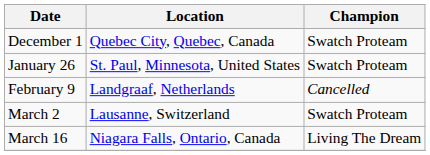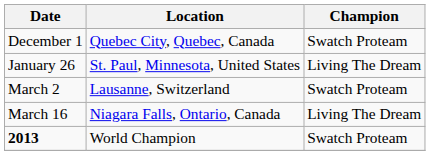(357, 65) Swatch Proteam -> (364, 65) Living The Dream
- row: (42, 89)
+ row: (23, 138)
